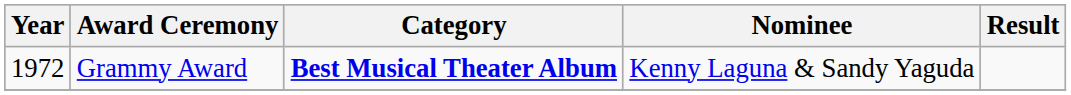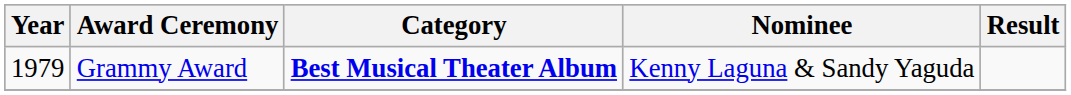(38, 68) 1972 -> (38, 68) 1979
